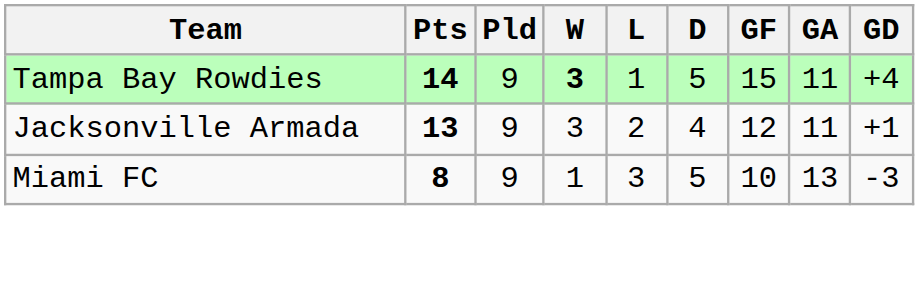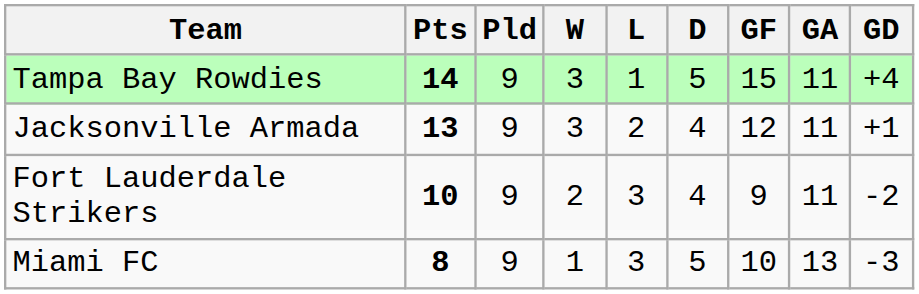(575, 80) bold -> (575, 80) normal
+ row: (149, 196)
